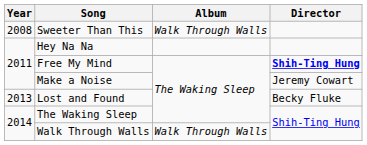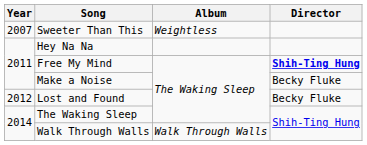(19, 30) 2008 -> (19, 30) 2007
(211, 30) Walk Through Walls -> (186, 30) Weightless
(313, 81) Jeremy Cowart -> (307, 81) Becky Fluke
(19, 98) 2013 -> (19, 98) 2012
